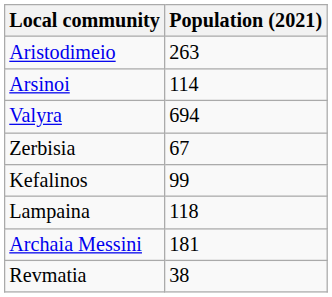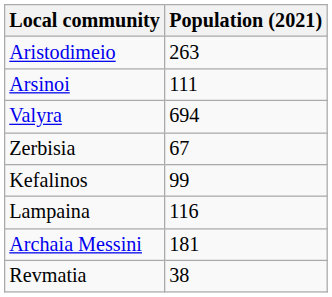(184, 84) 114 -> (184, 84) 111
(184, 212) 118 -> (184, 212) 116
